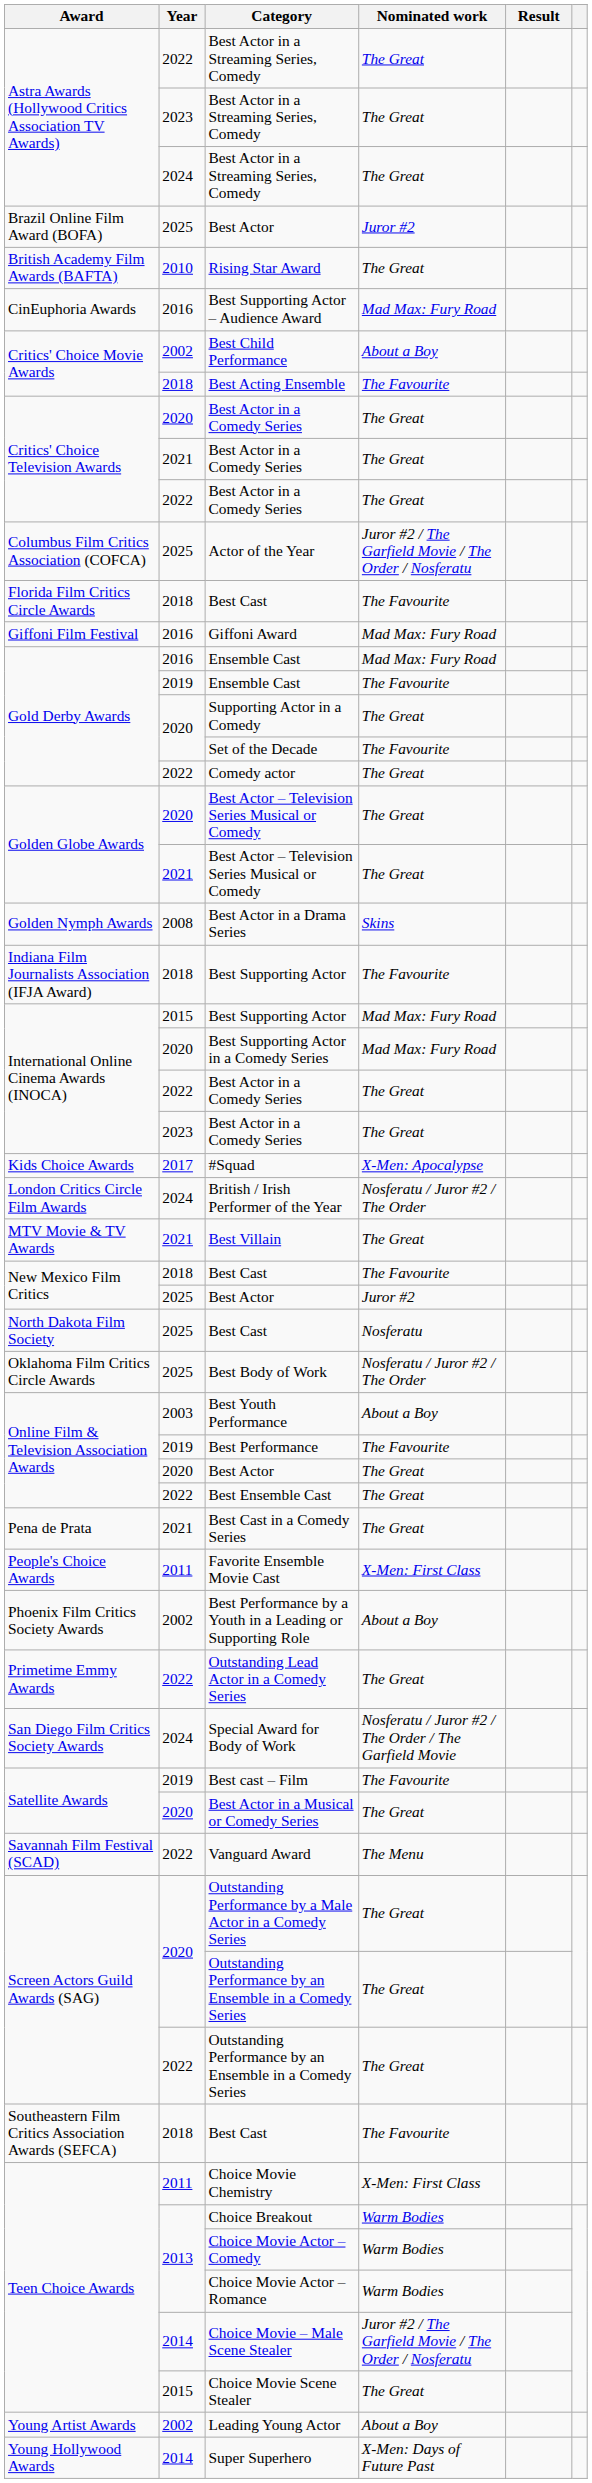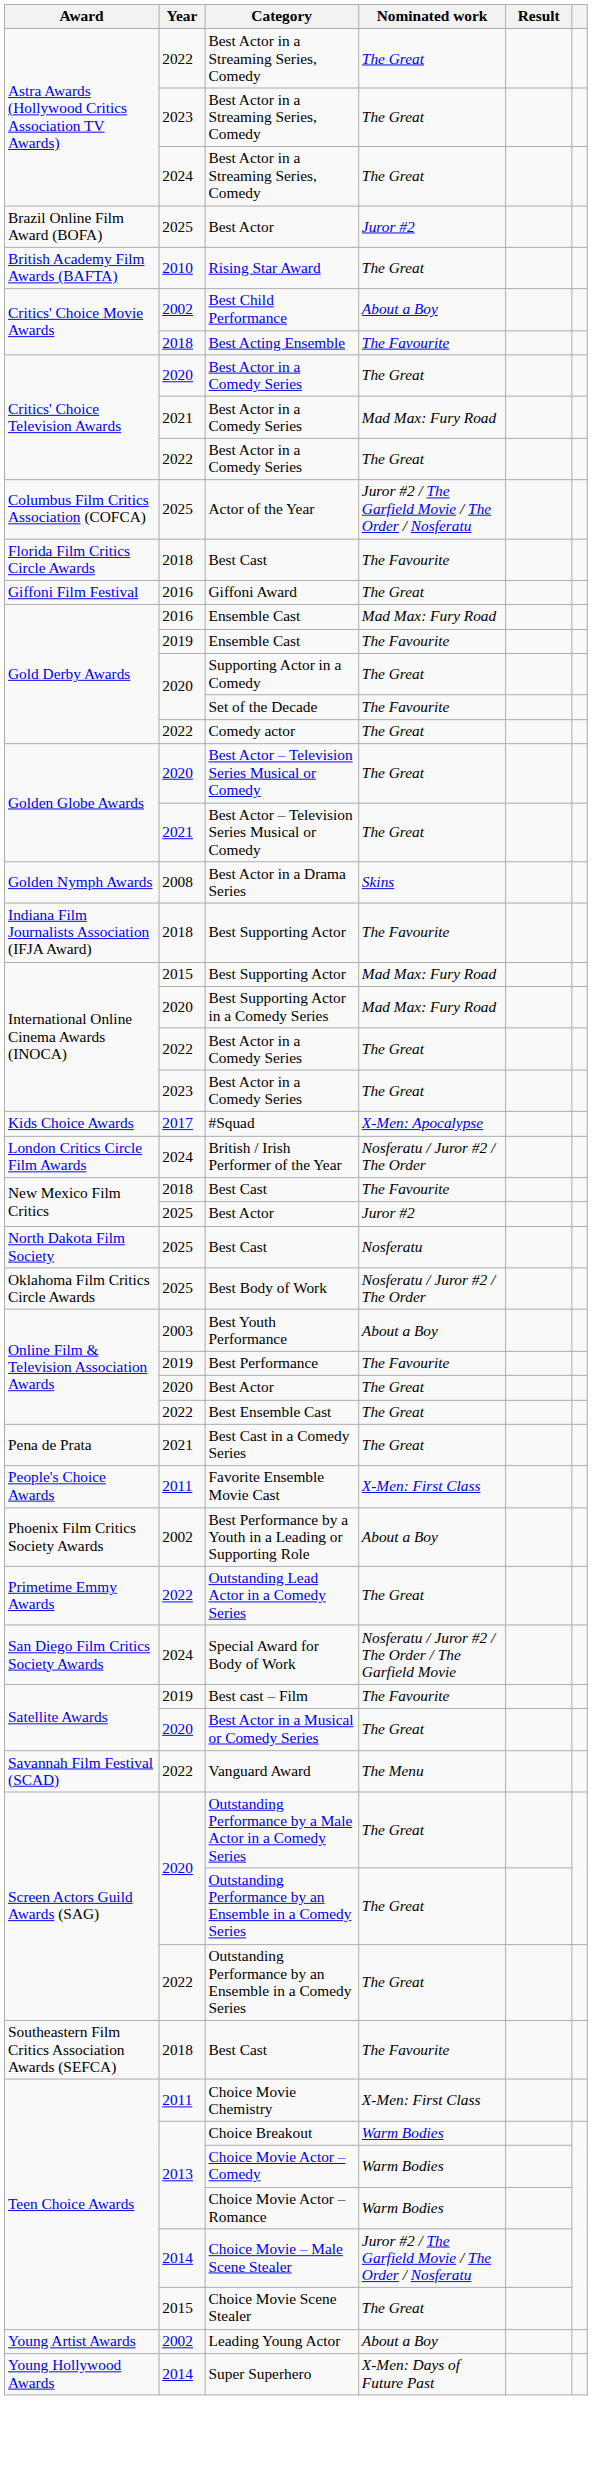- row: (178, 309)
(393, 458) The Great -> (429, 417) Mad Max: Fury Road
(429, 634) Mad Max: Fury Road -> (393, 592) The Great
- row: (178, 1239)
